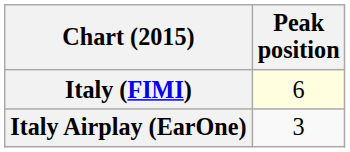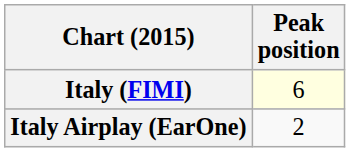(299, 127) 3 -> (299, 127) 2
